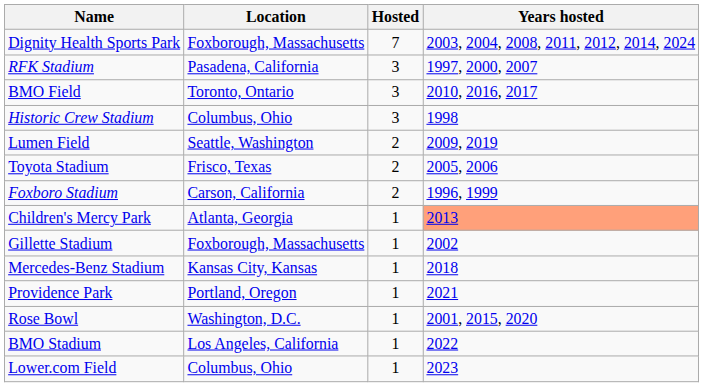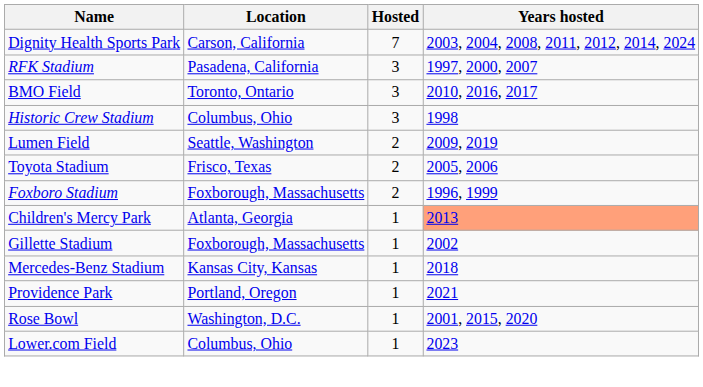(276, 42) Foxborough, Massachusetts -> (246, 42) Carson, California
(246, 192) Carson, California -> (276, 192) Foxborough, Massachusetts
- row: (55, 343)
